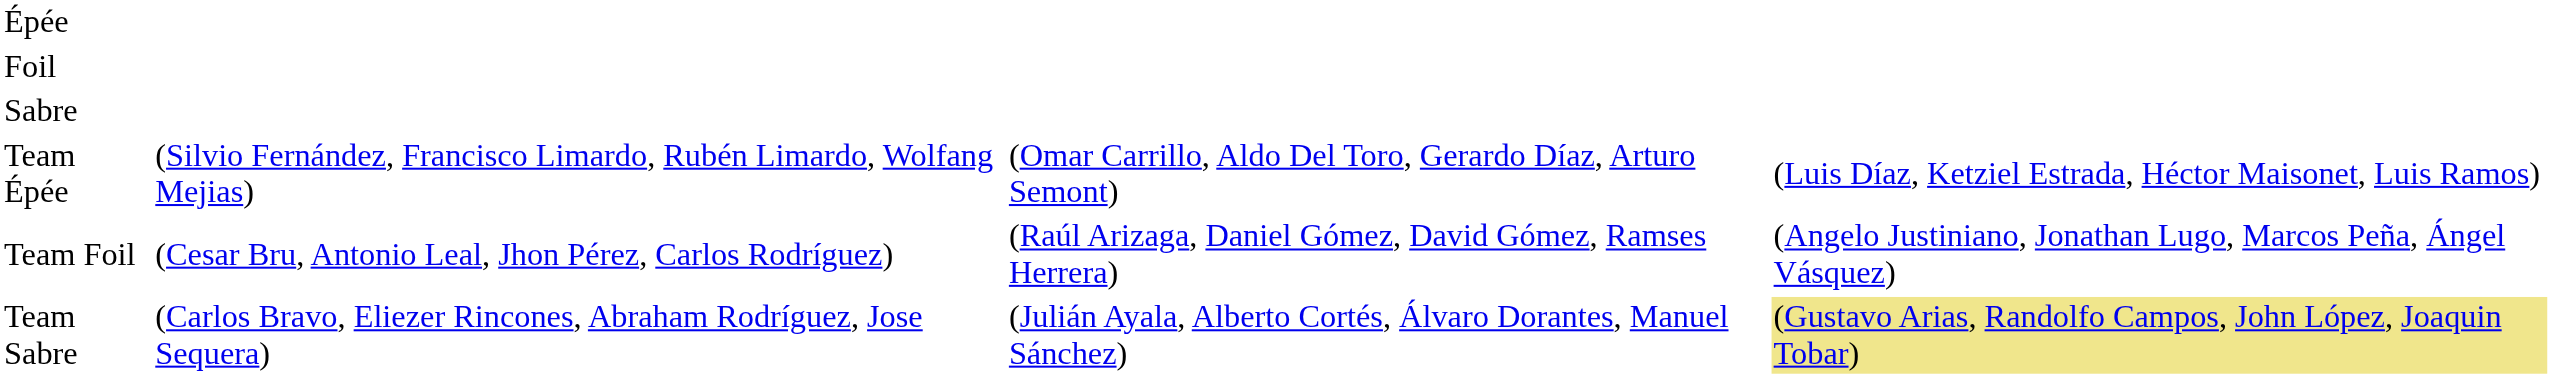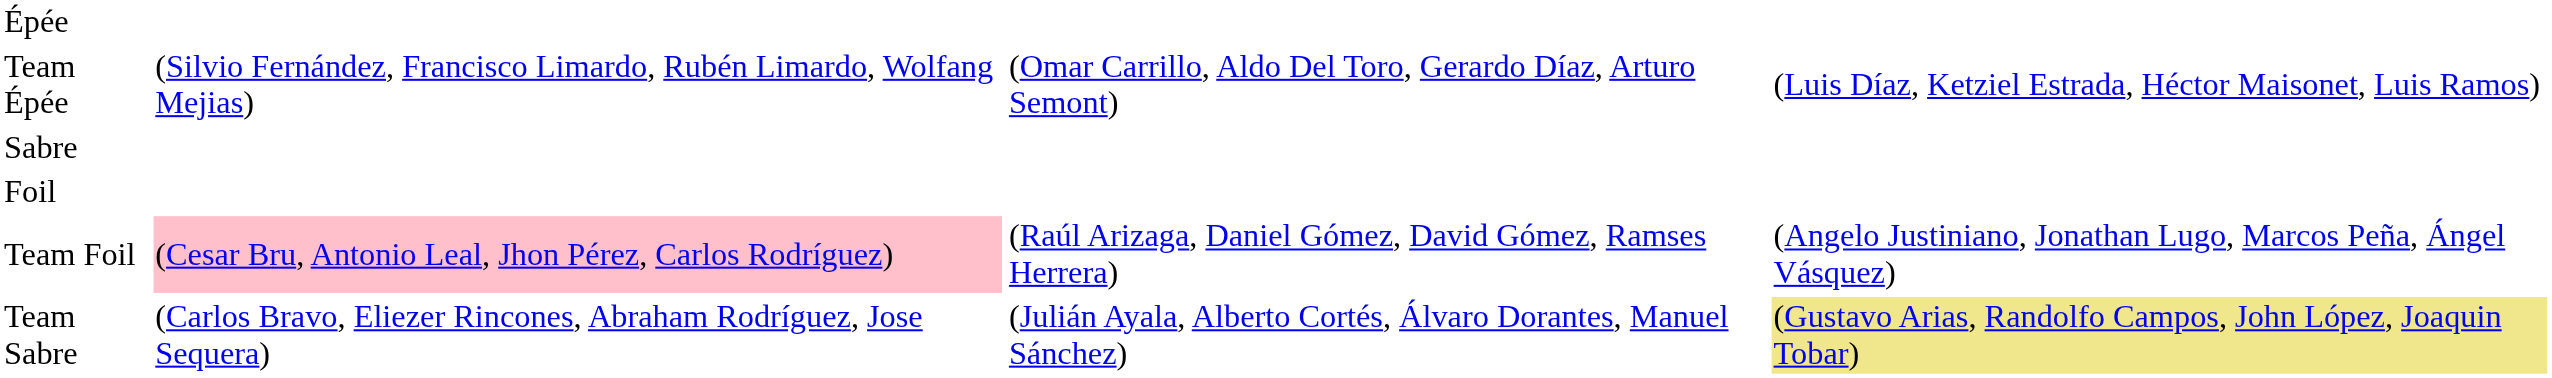rows swapped: (30, 66) <-> (40, 173)
(524, 254) no background -> (524, 254) pink background
